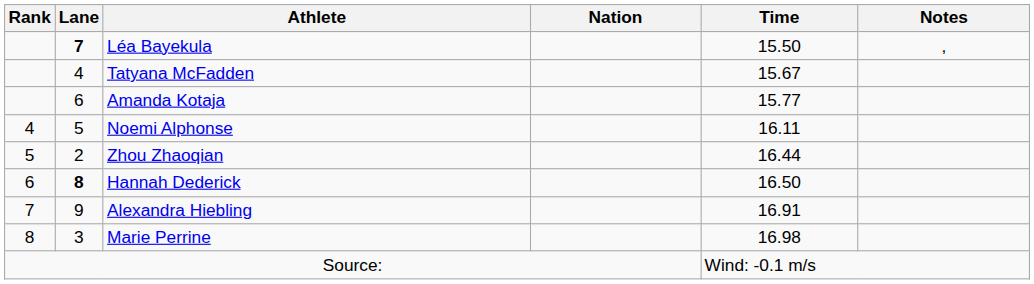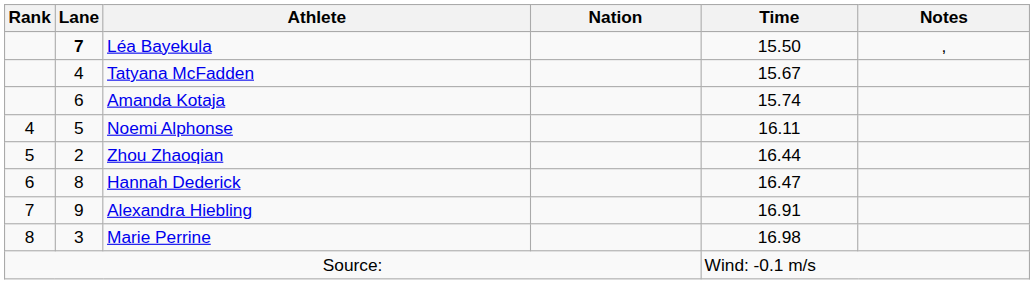(779, 100) 15.77 -> (779, 100) 15.74
(79, 182) bold -> (79, 182) normal
(779, 182) 16.50 -> (779, 182) 16.47
